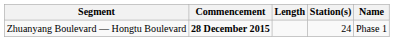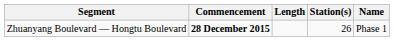(346, 28) 24 -> (346, 28) 26
